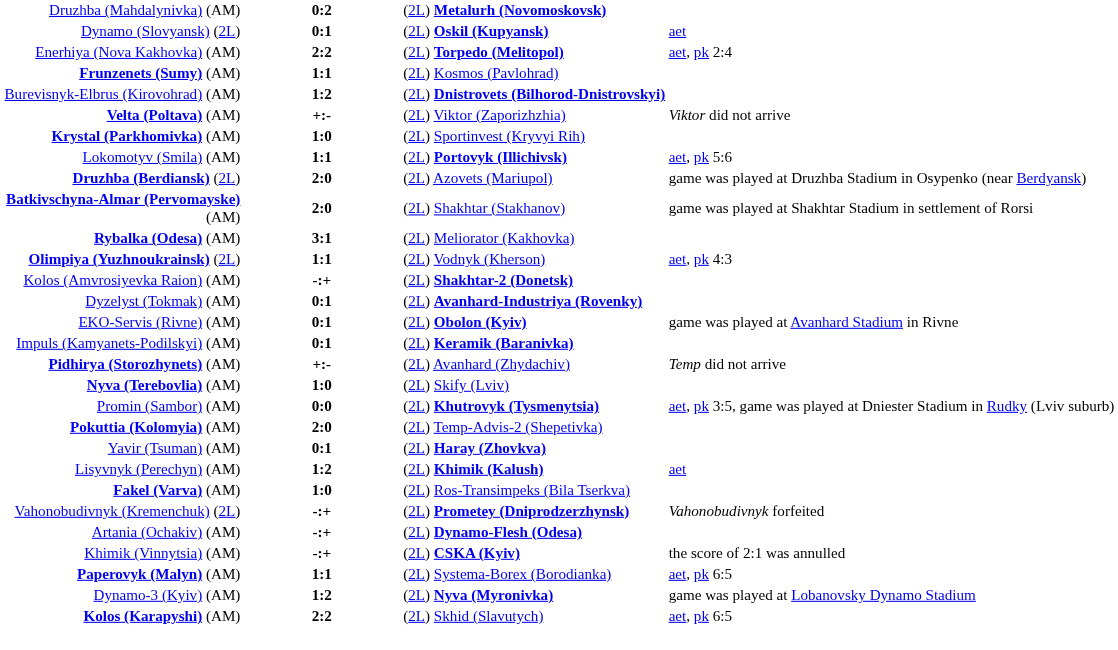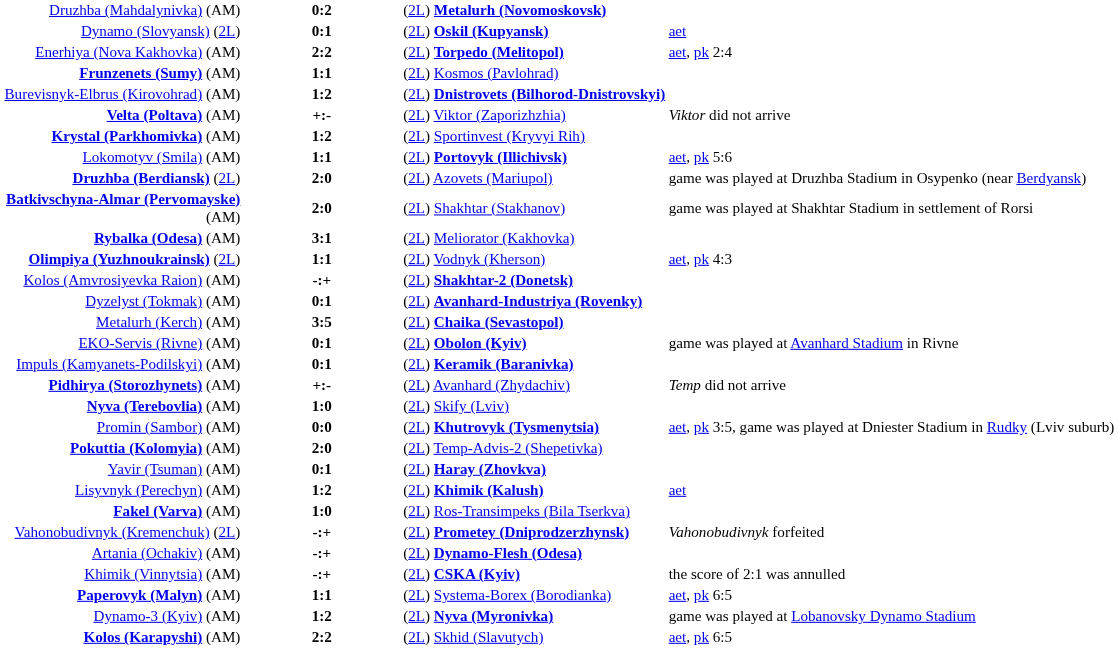(322, 136) 1:0 -> (322, 136) 1:2
+ row: (168, 321)
